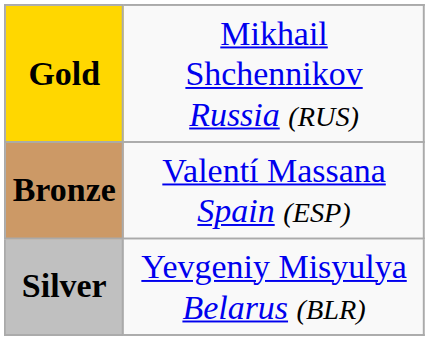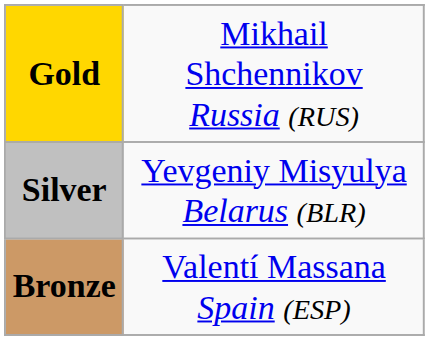rows swapped: (64, 286) <-> (64, 189)
